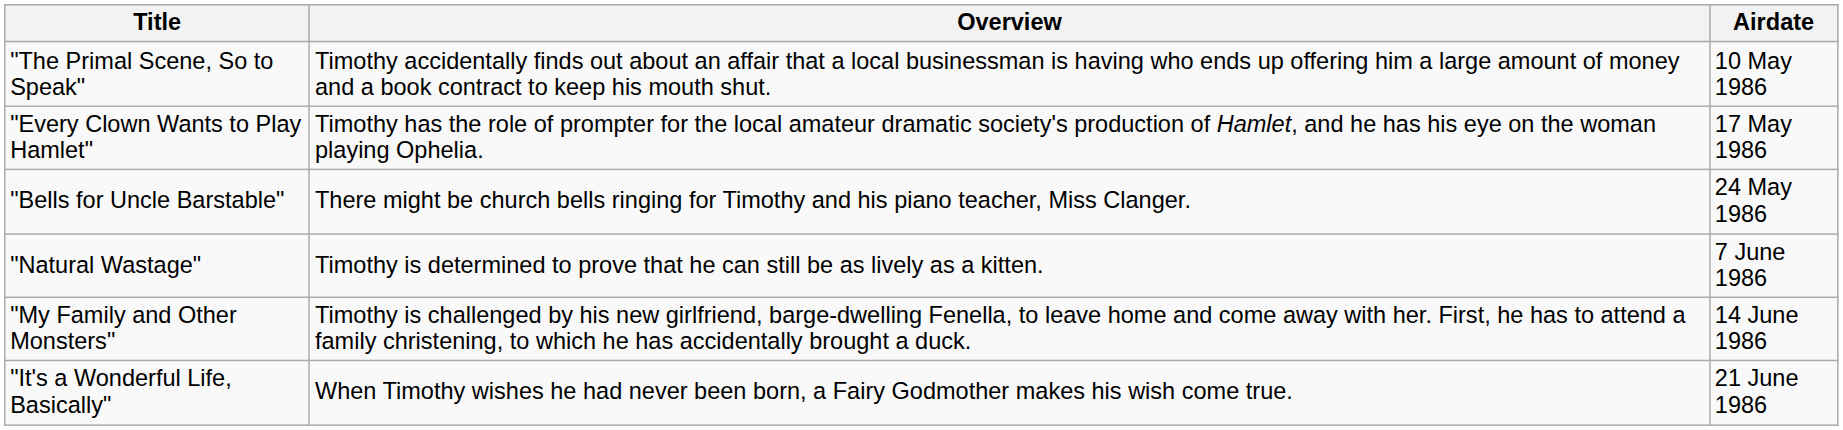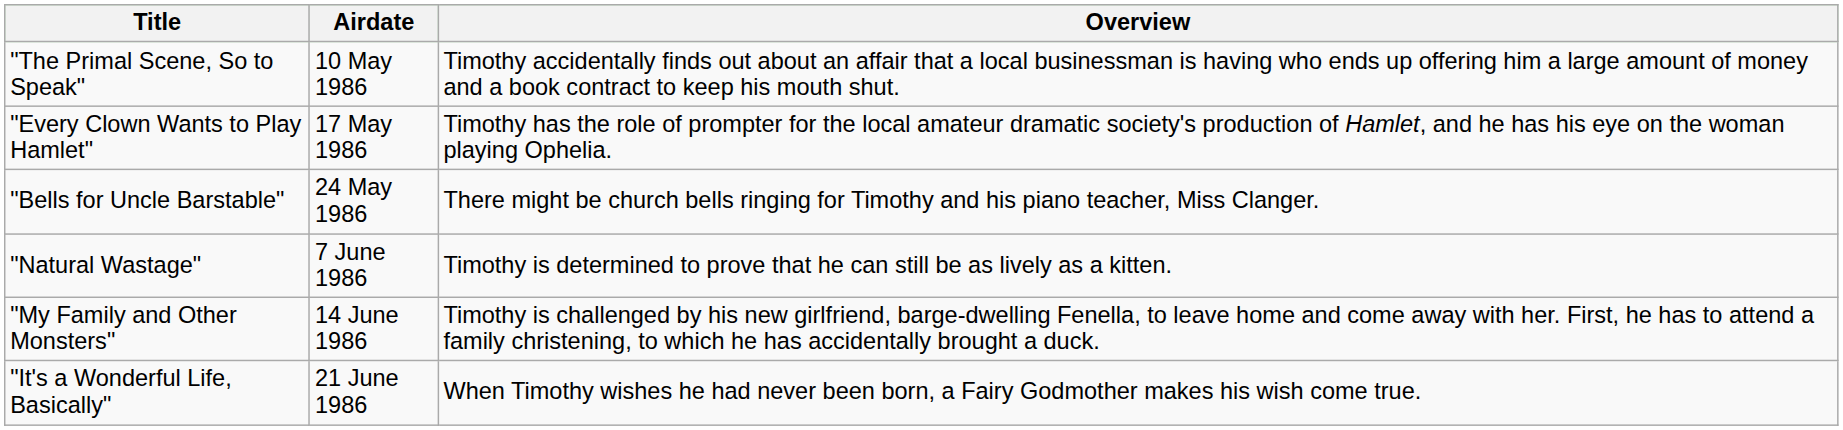columns swapped: (1774, 23) <-> (1009, 23)
